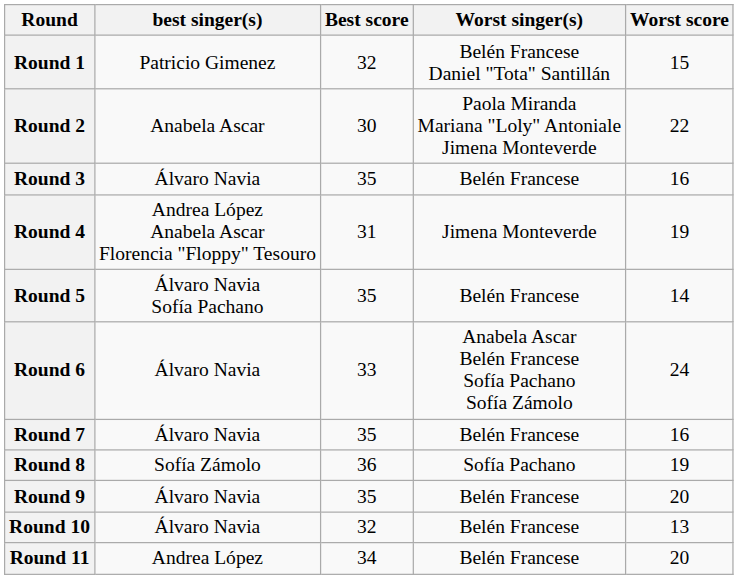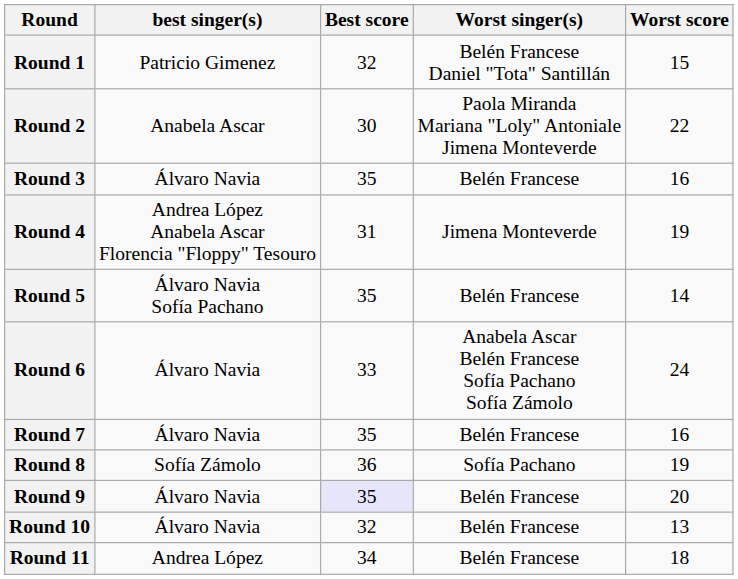(367, 496) no background -> (367, 496) lavender background
(679, 558) 20 -> (679, 558) 18
